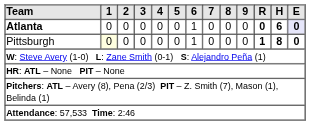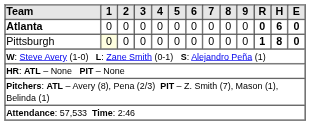(194, 26) 1 -> (194, 26) 0
(296, 26) lavender background -> (296, 26) no background
(194, 41) 1 -> (194, 41) 0
